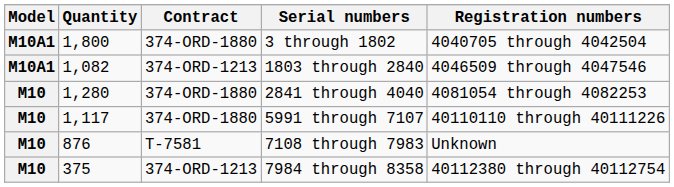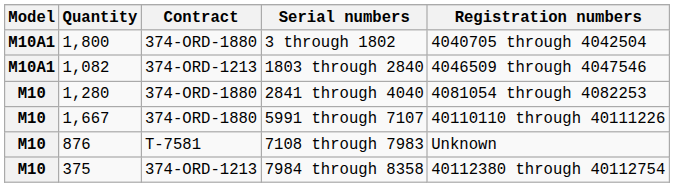(86, 119) 1,117 -> (86, 119) 1,667
